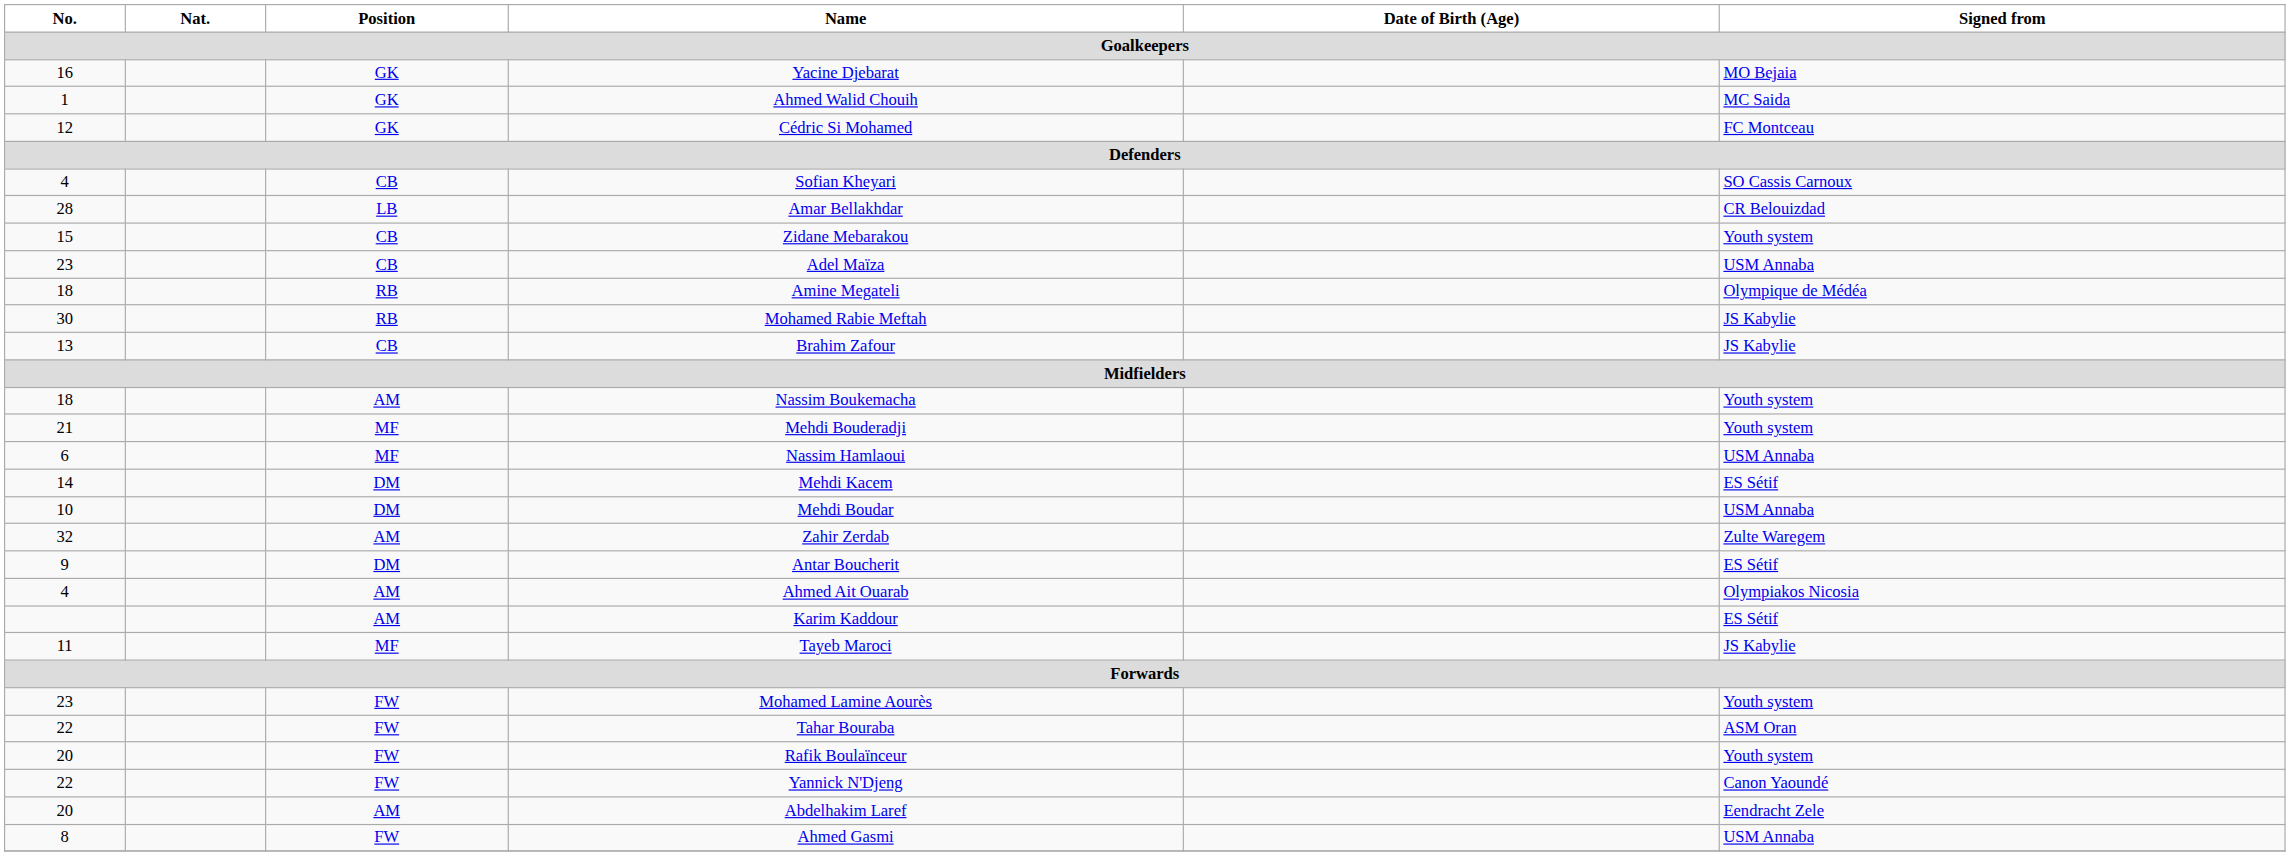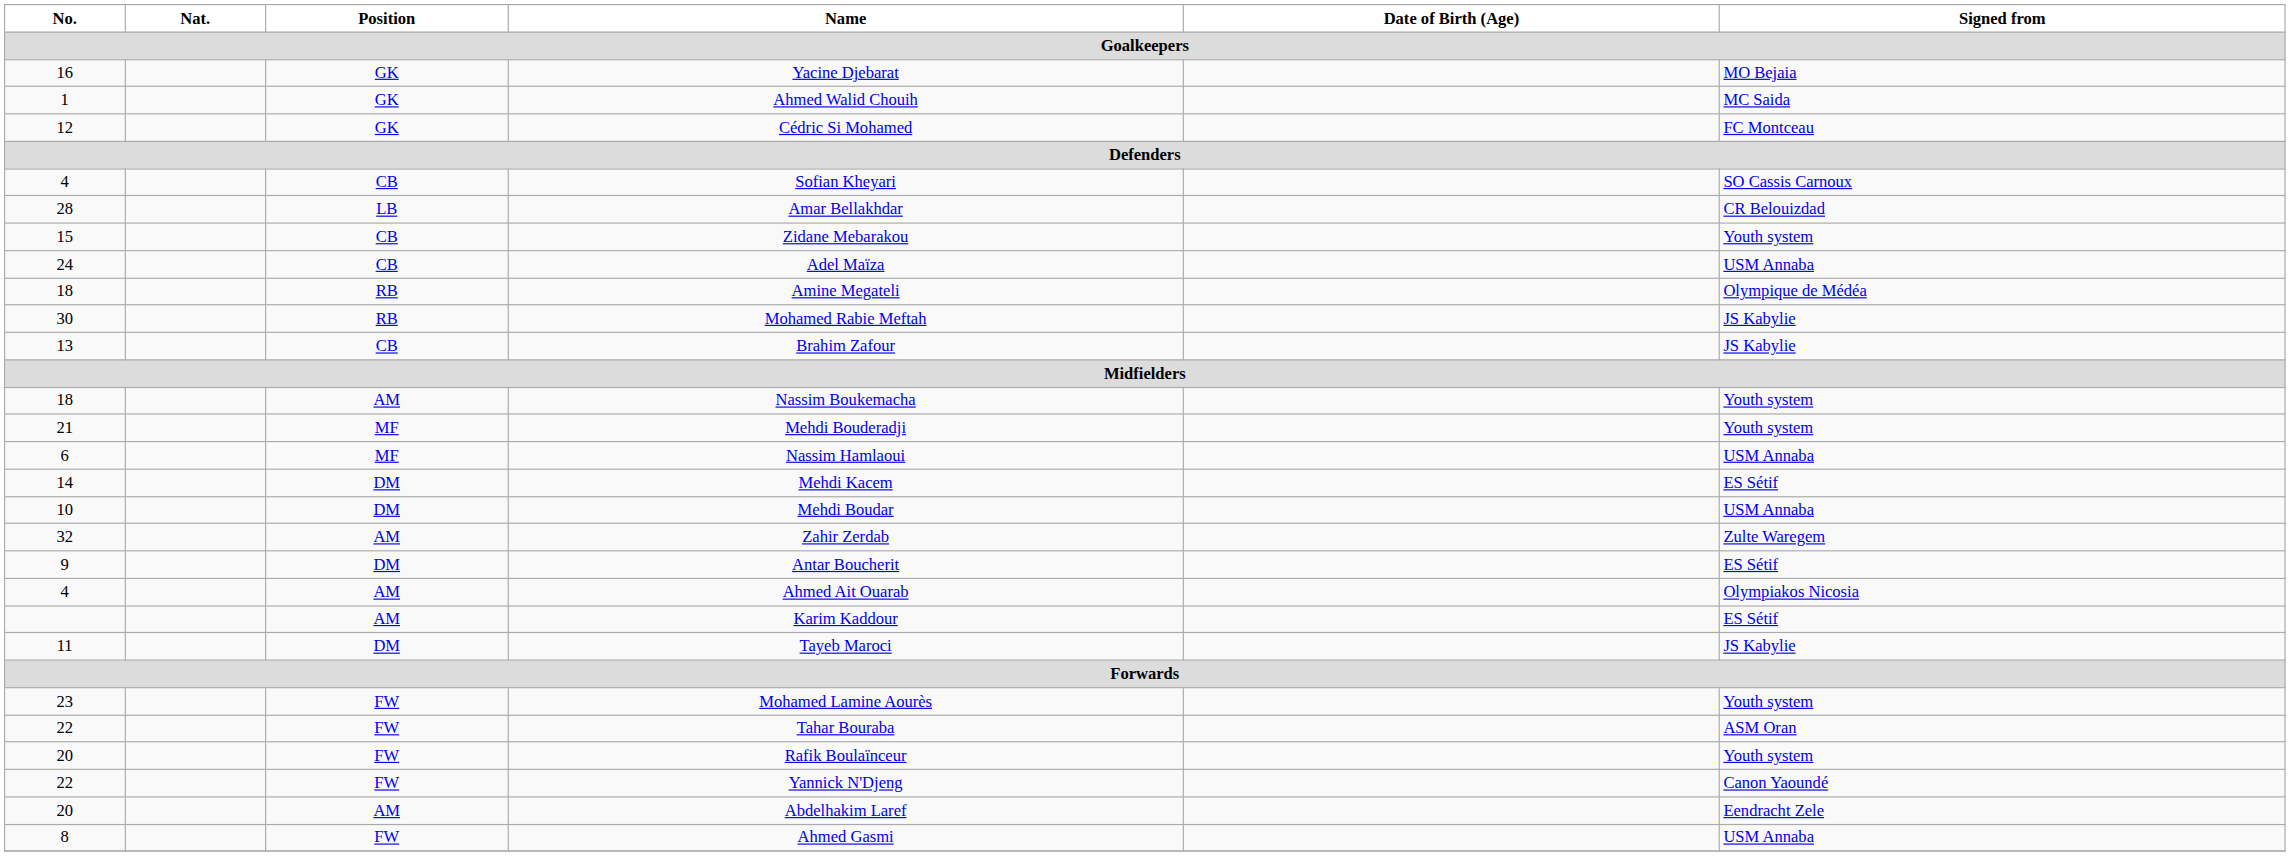(65, 264) 23 -> (65, 264) 24
(387, 646) MF -> (387, 646) DM
